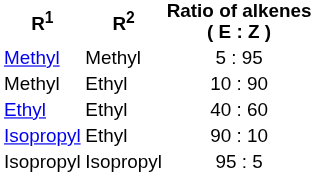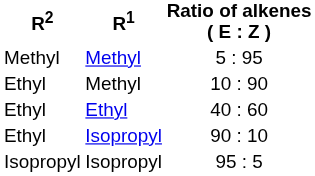columns swapped: (42, 21) <-> (124, 21)
